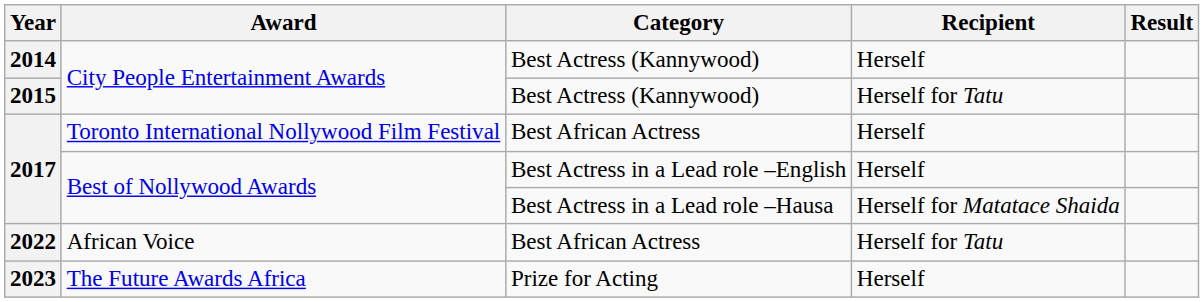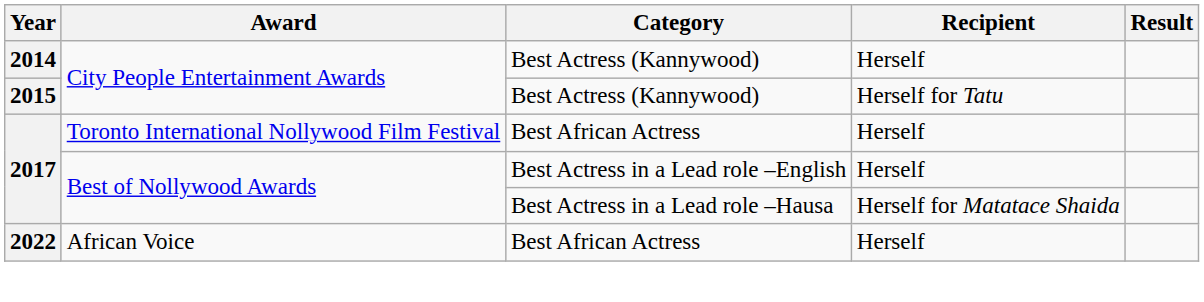(930, 242) Herself for Tatu -> (891, 242) Herself
- row: (33, 278)
